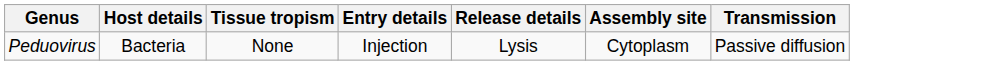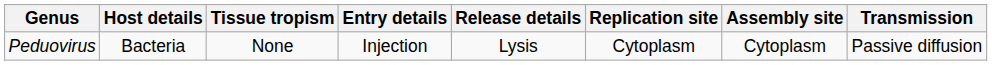+ column: (654, 18)
